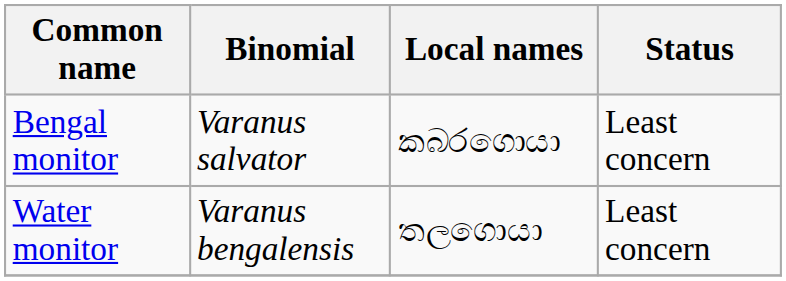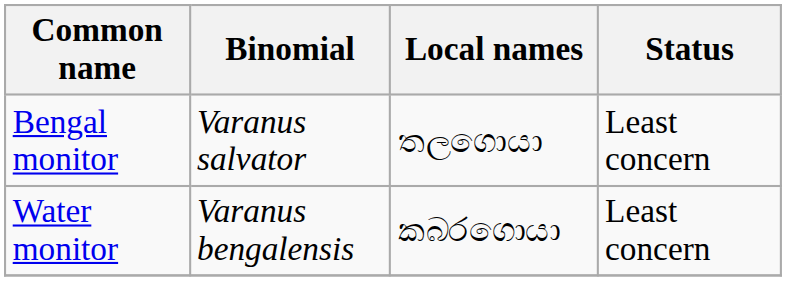(480, 139) කබරගොයා -> (470, 139) තලගොයා
(470, 230) තලගොයා -> (480, 230) කබරගොයා
